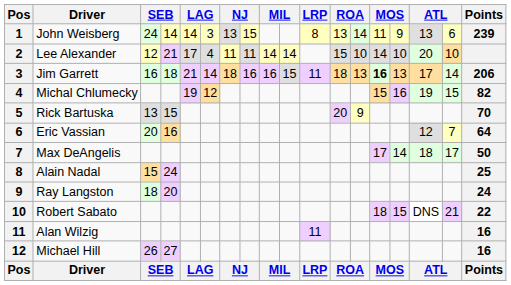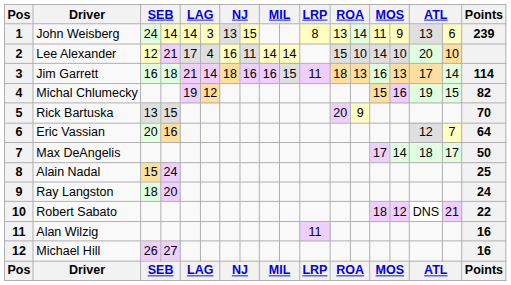(230, 53) 11 -> (230, 53) 16
(380, 73) bold -> (380, 73) normal
(484, 73) 206 -> (484, 73) 114
(400, 211) 15 -> (400, 211) 12
